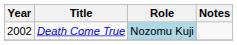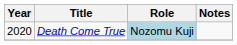(19, 31) 2002 -> (19, 31) 2020
